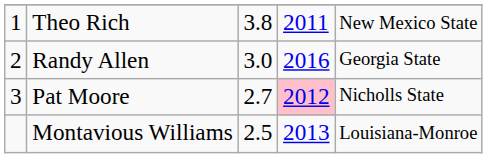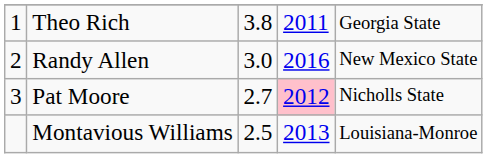(408, 22) New Mexico State -> (390, 22) Georgia State
(390, 59) Georgia State -> (408, 59) New Mexico State
